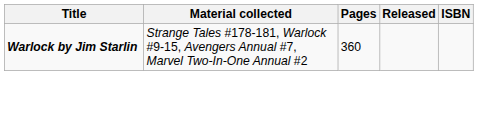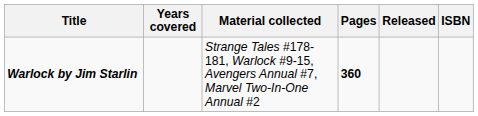+ column: (173, 20)
(351, 47) normal -> (351, 74) bold
